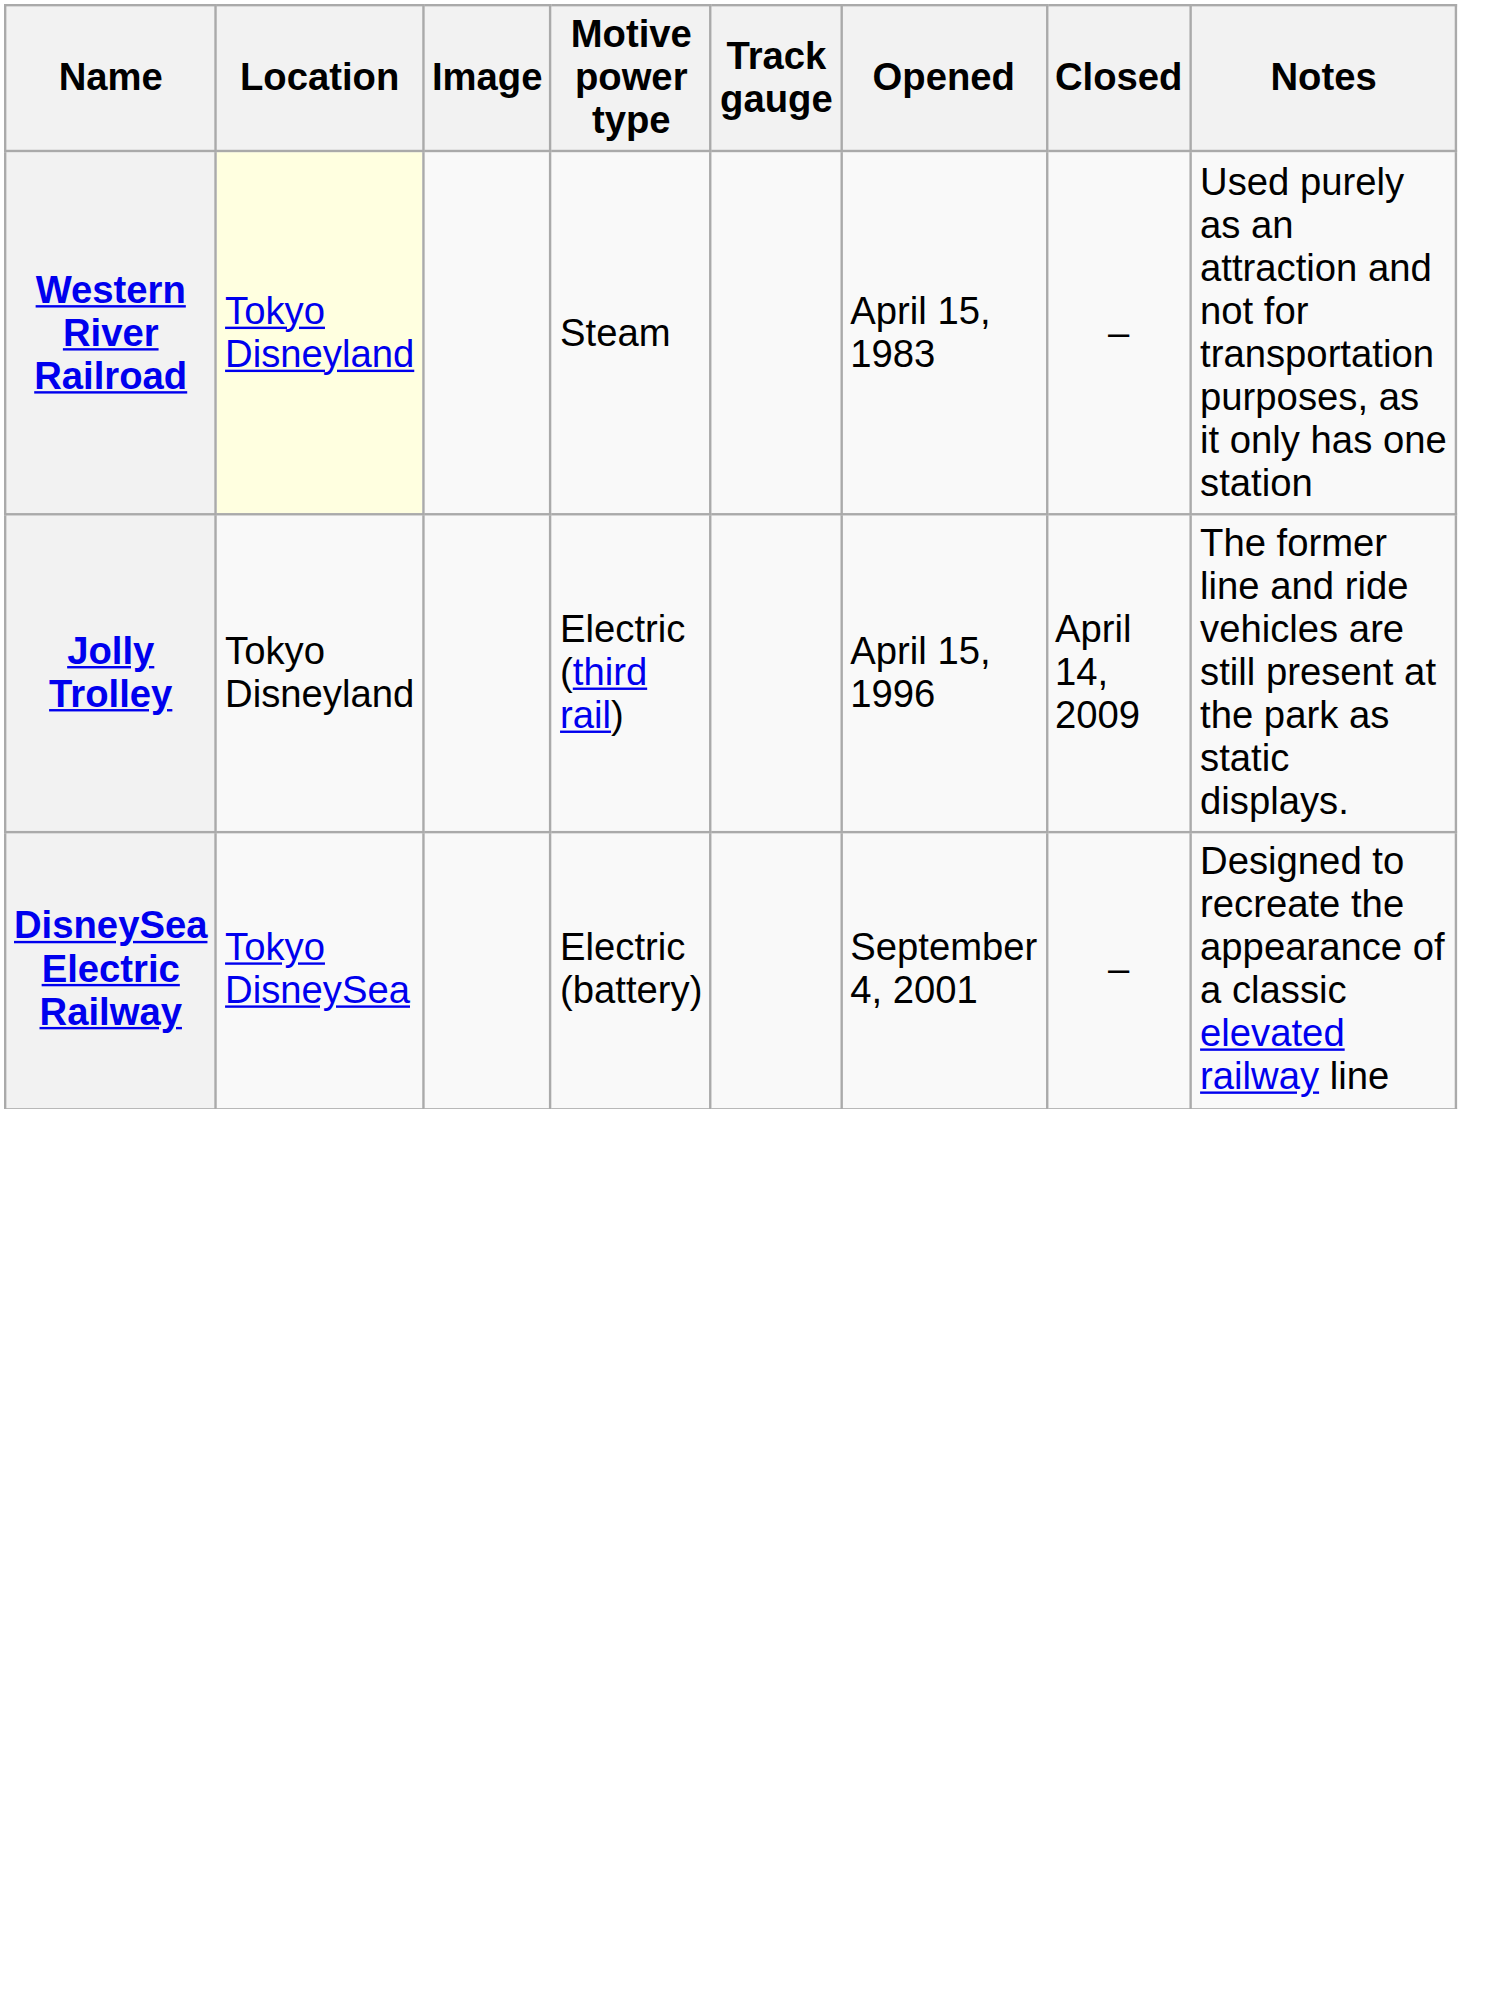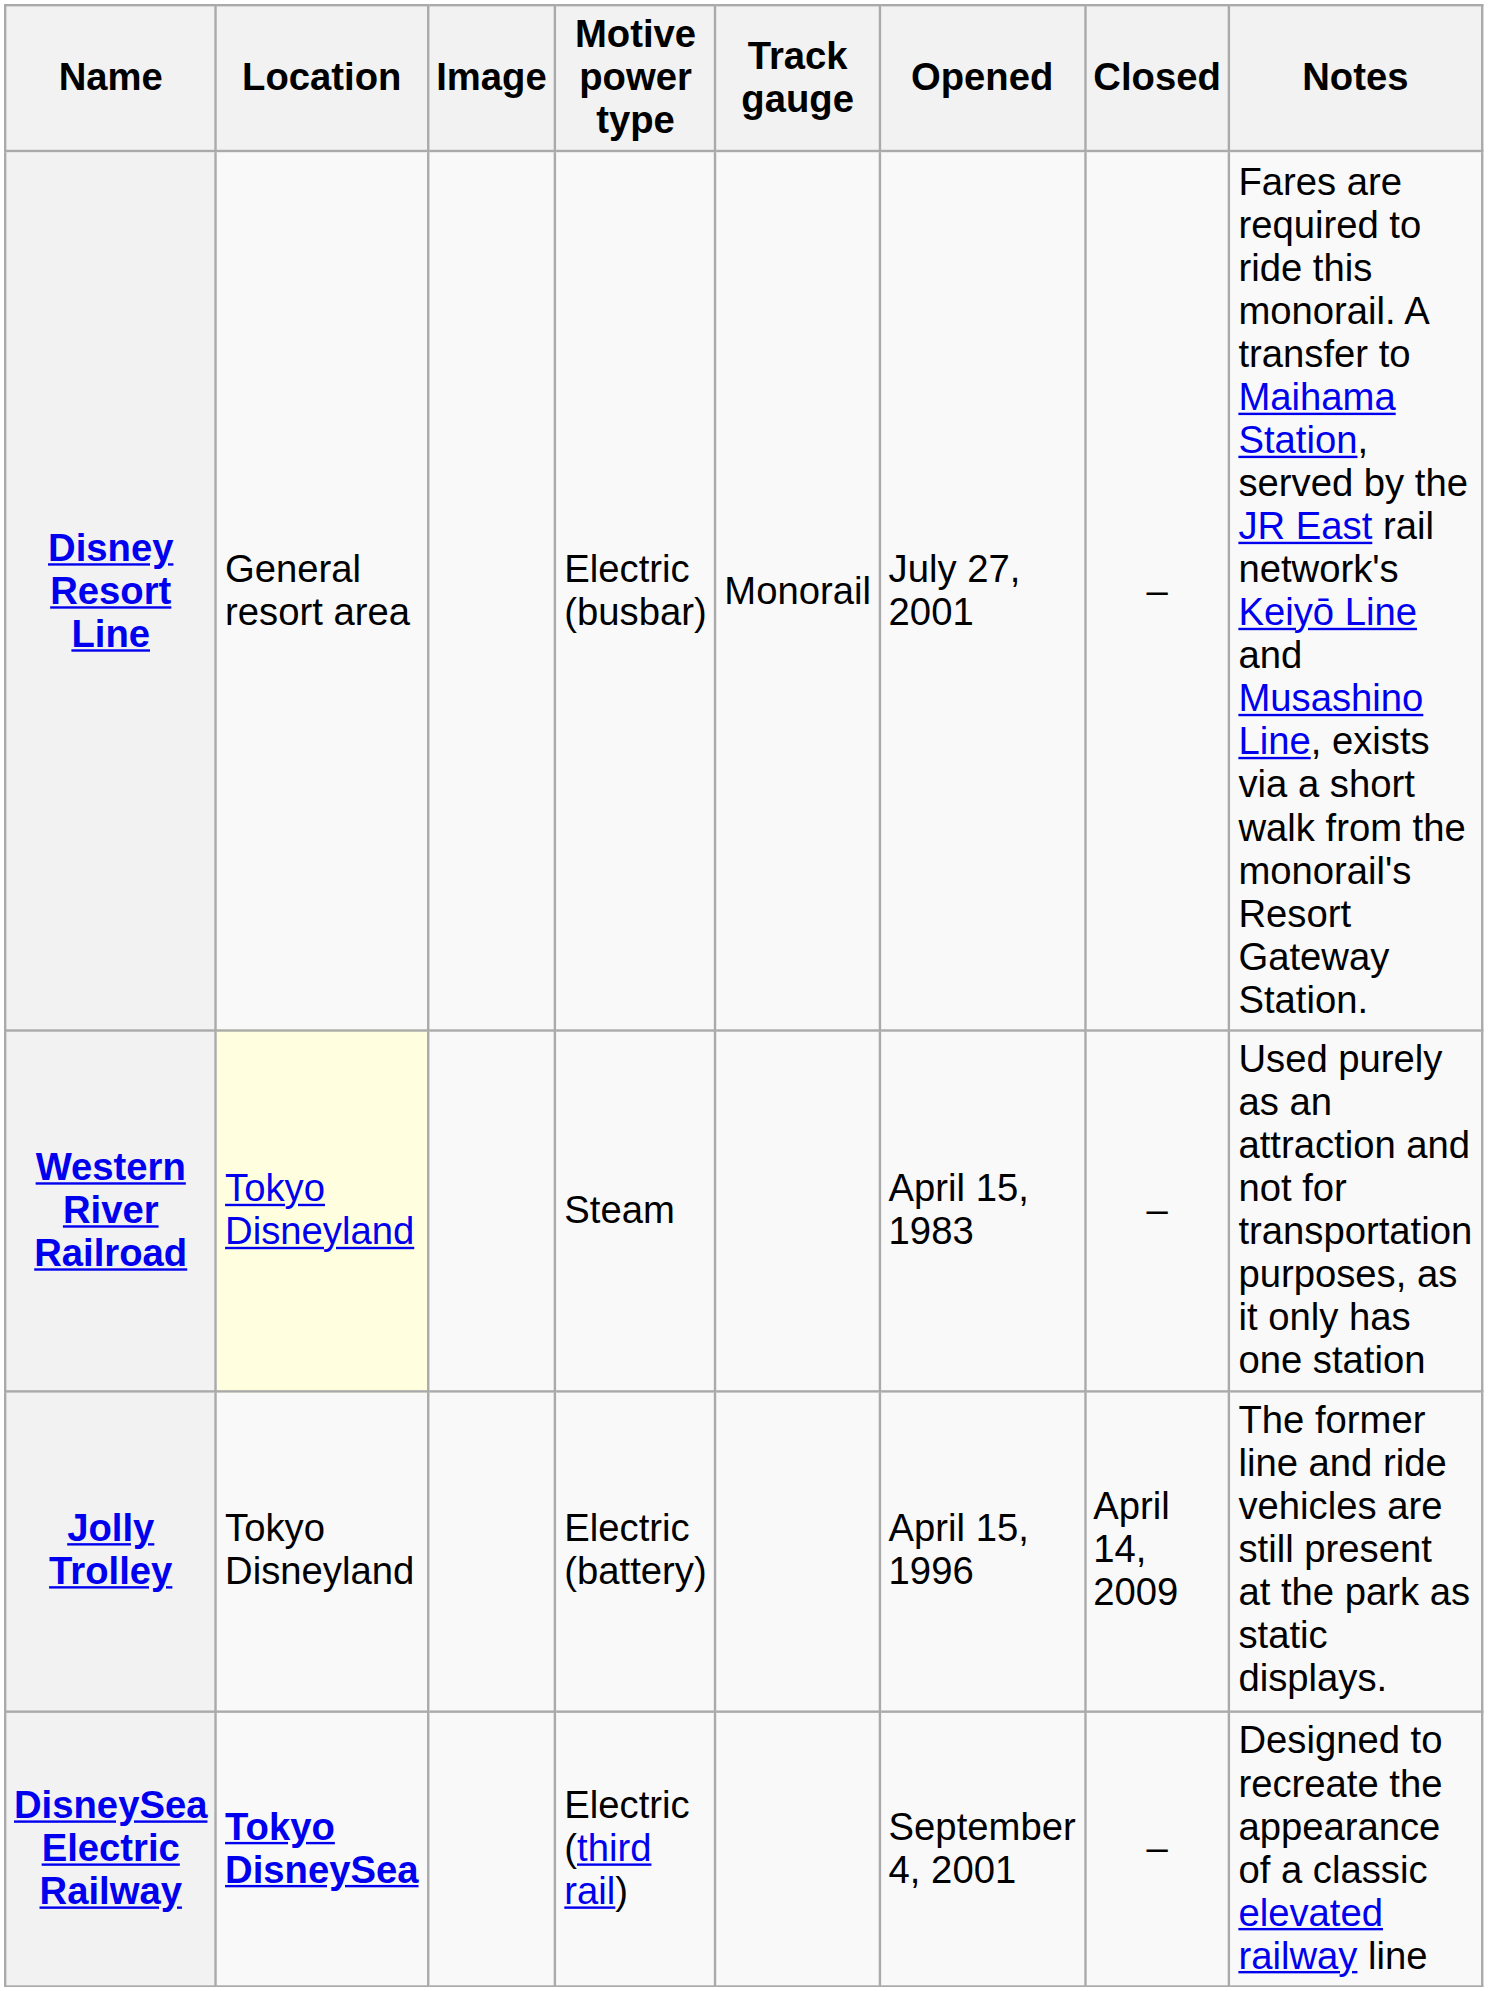+ row: (111, 590)
(623, 672) Electric (third rail) -> (636, 1550) Electric (battery)
(318, 969) normal -> (322, 1847) bold
(631, 969) Electric (battery) -> (627, 1847) Electric (third rail)
